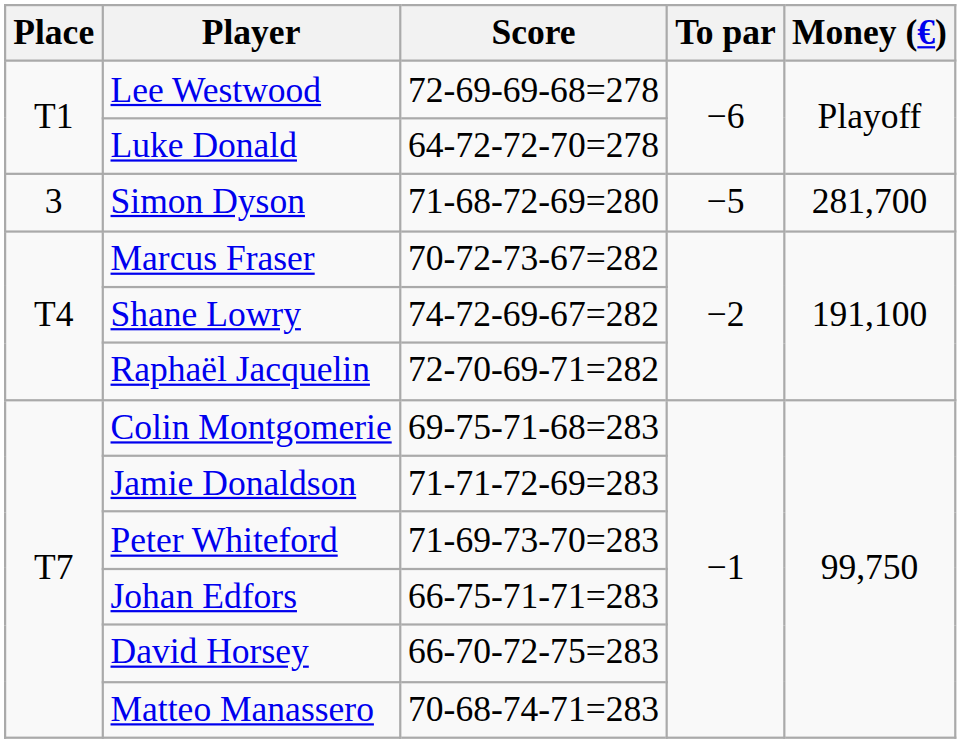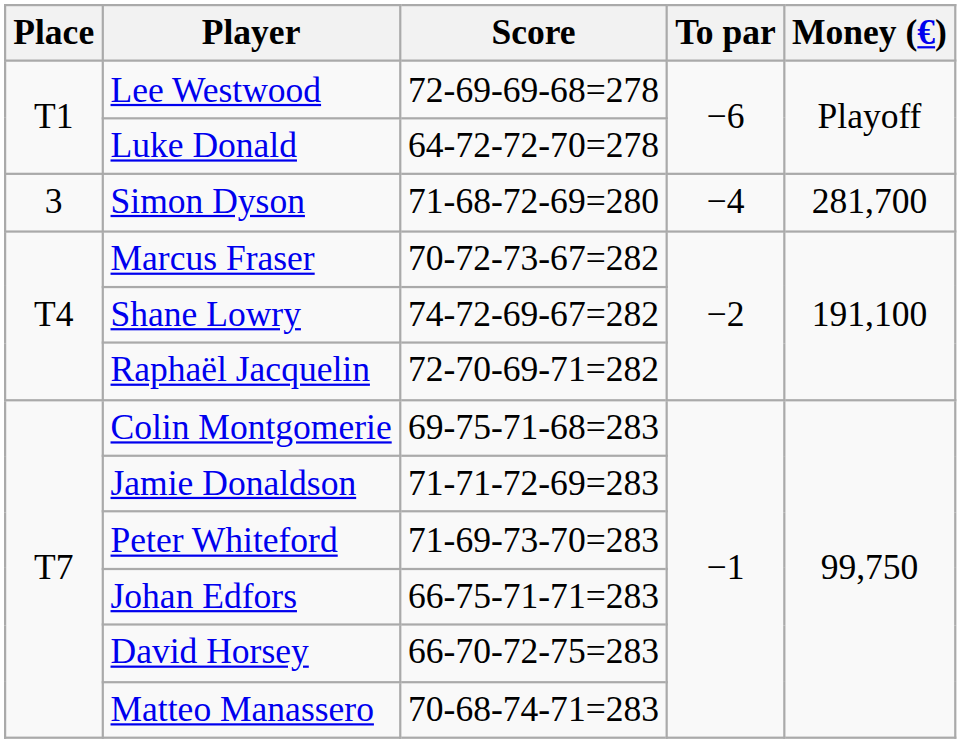(726, 201) −5 -> (726, 201) −4
